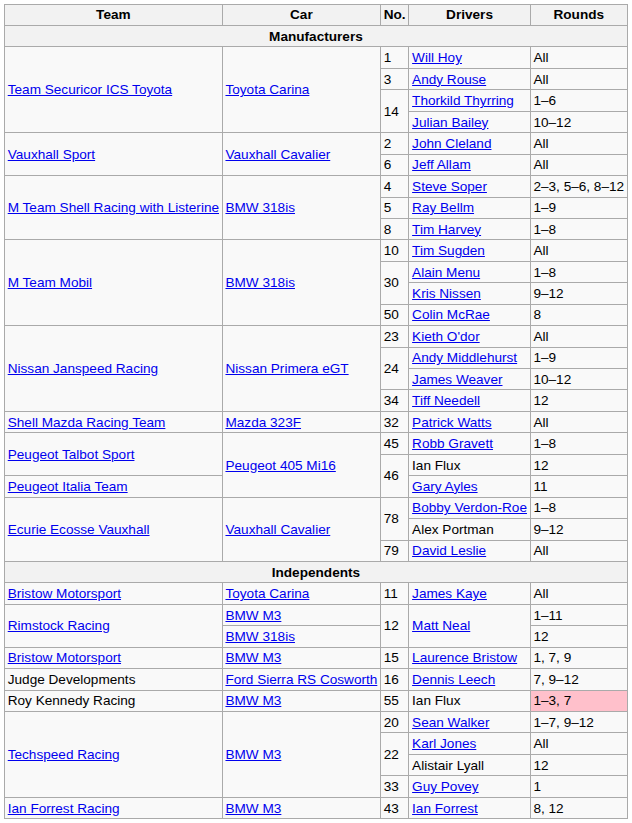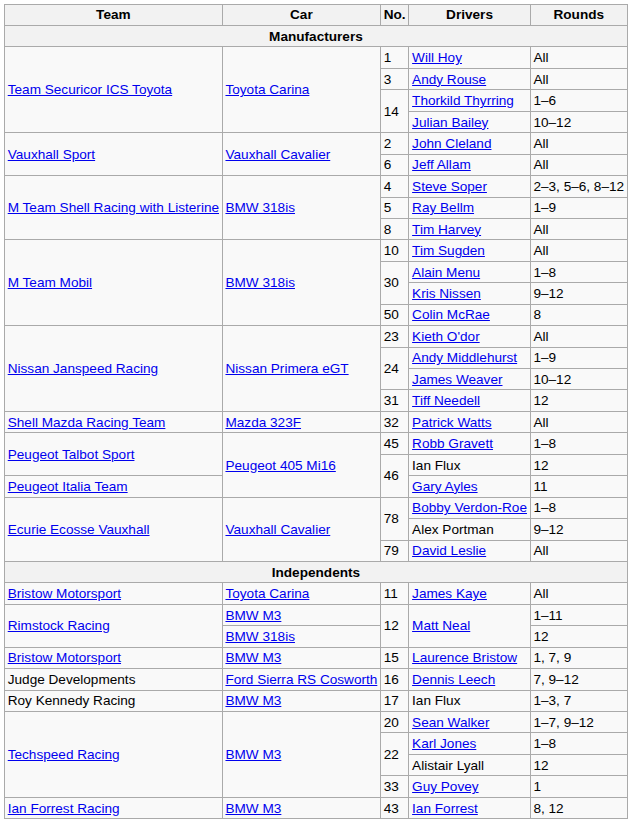(545, 229) 1–8 -> (541, 229) All
(391, 401) 34 -> (391, 401) 31
(391, 701) 55 -> (391, 701) 17
(552, 701) pink background -> (552, 701) no background
(541, 744) All -> (545, 744) 1–8
